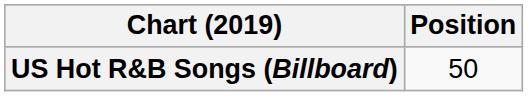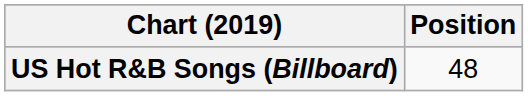(463, 68) 50 -> (463, 68) 48
